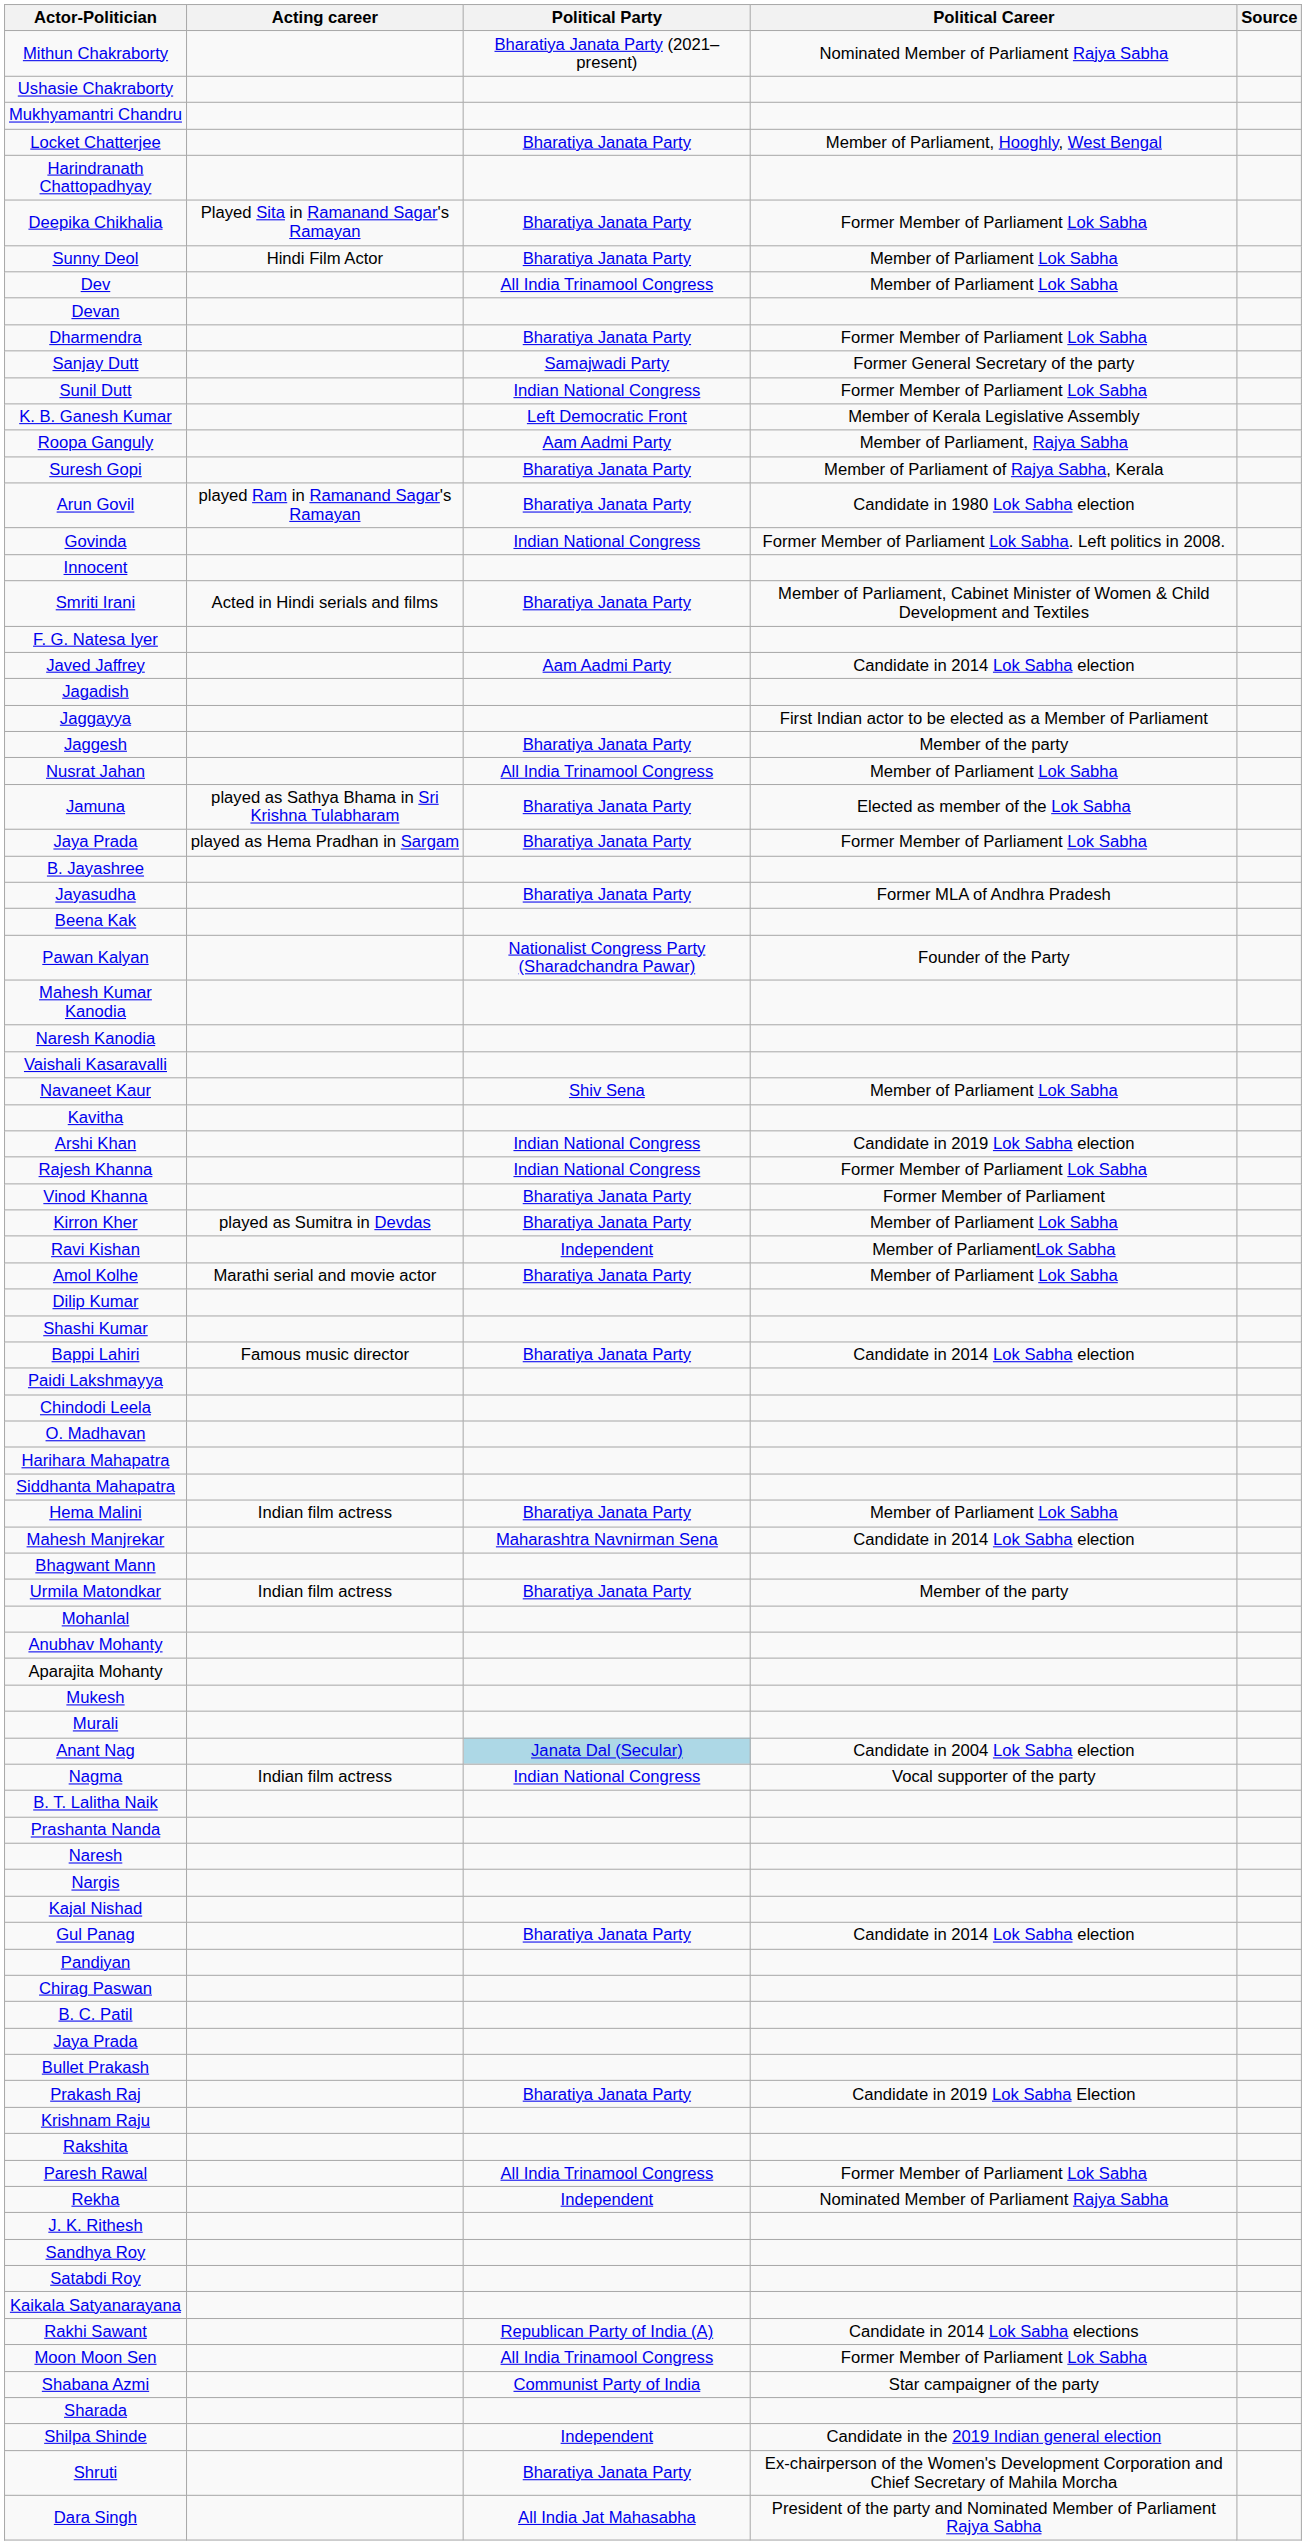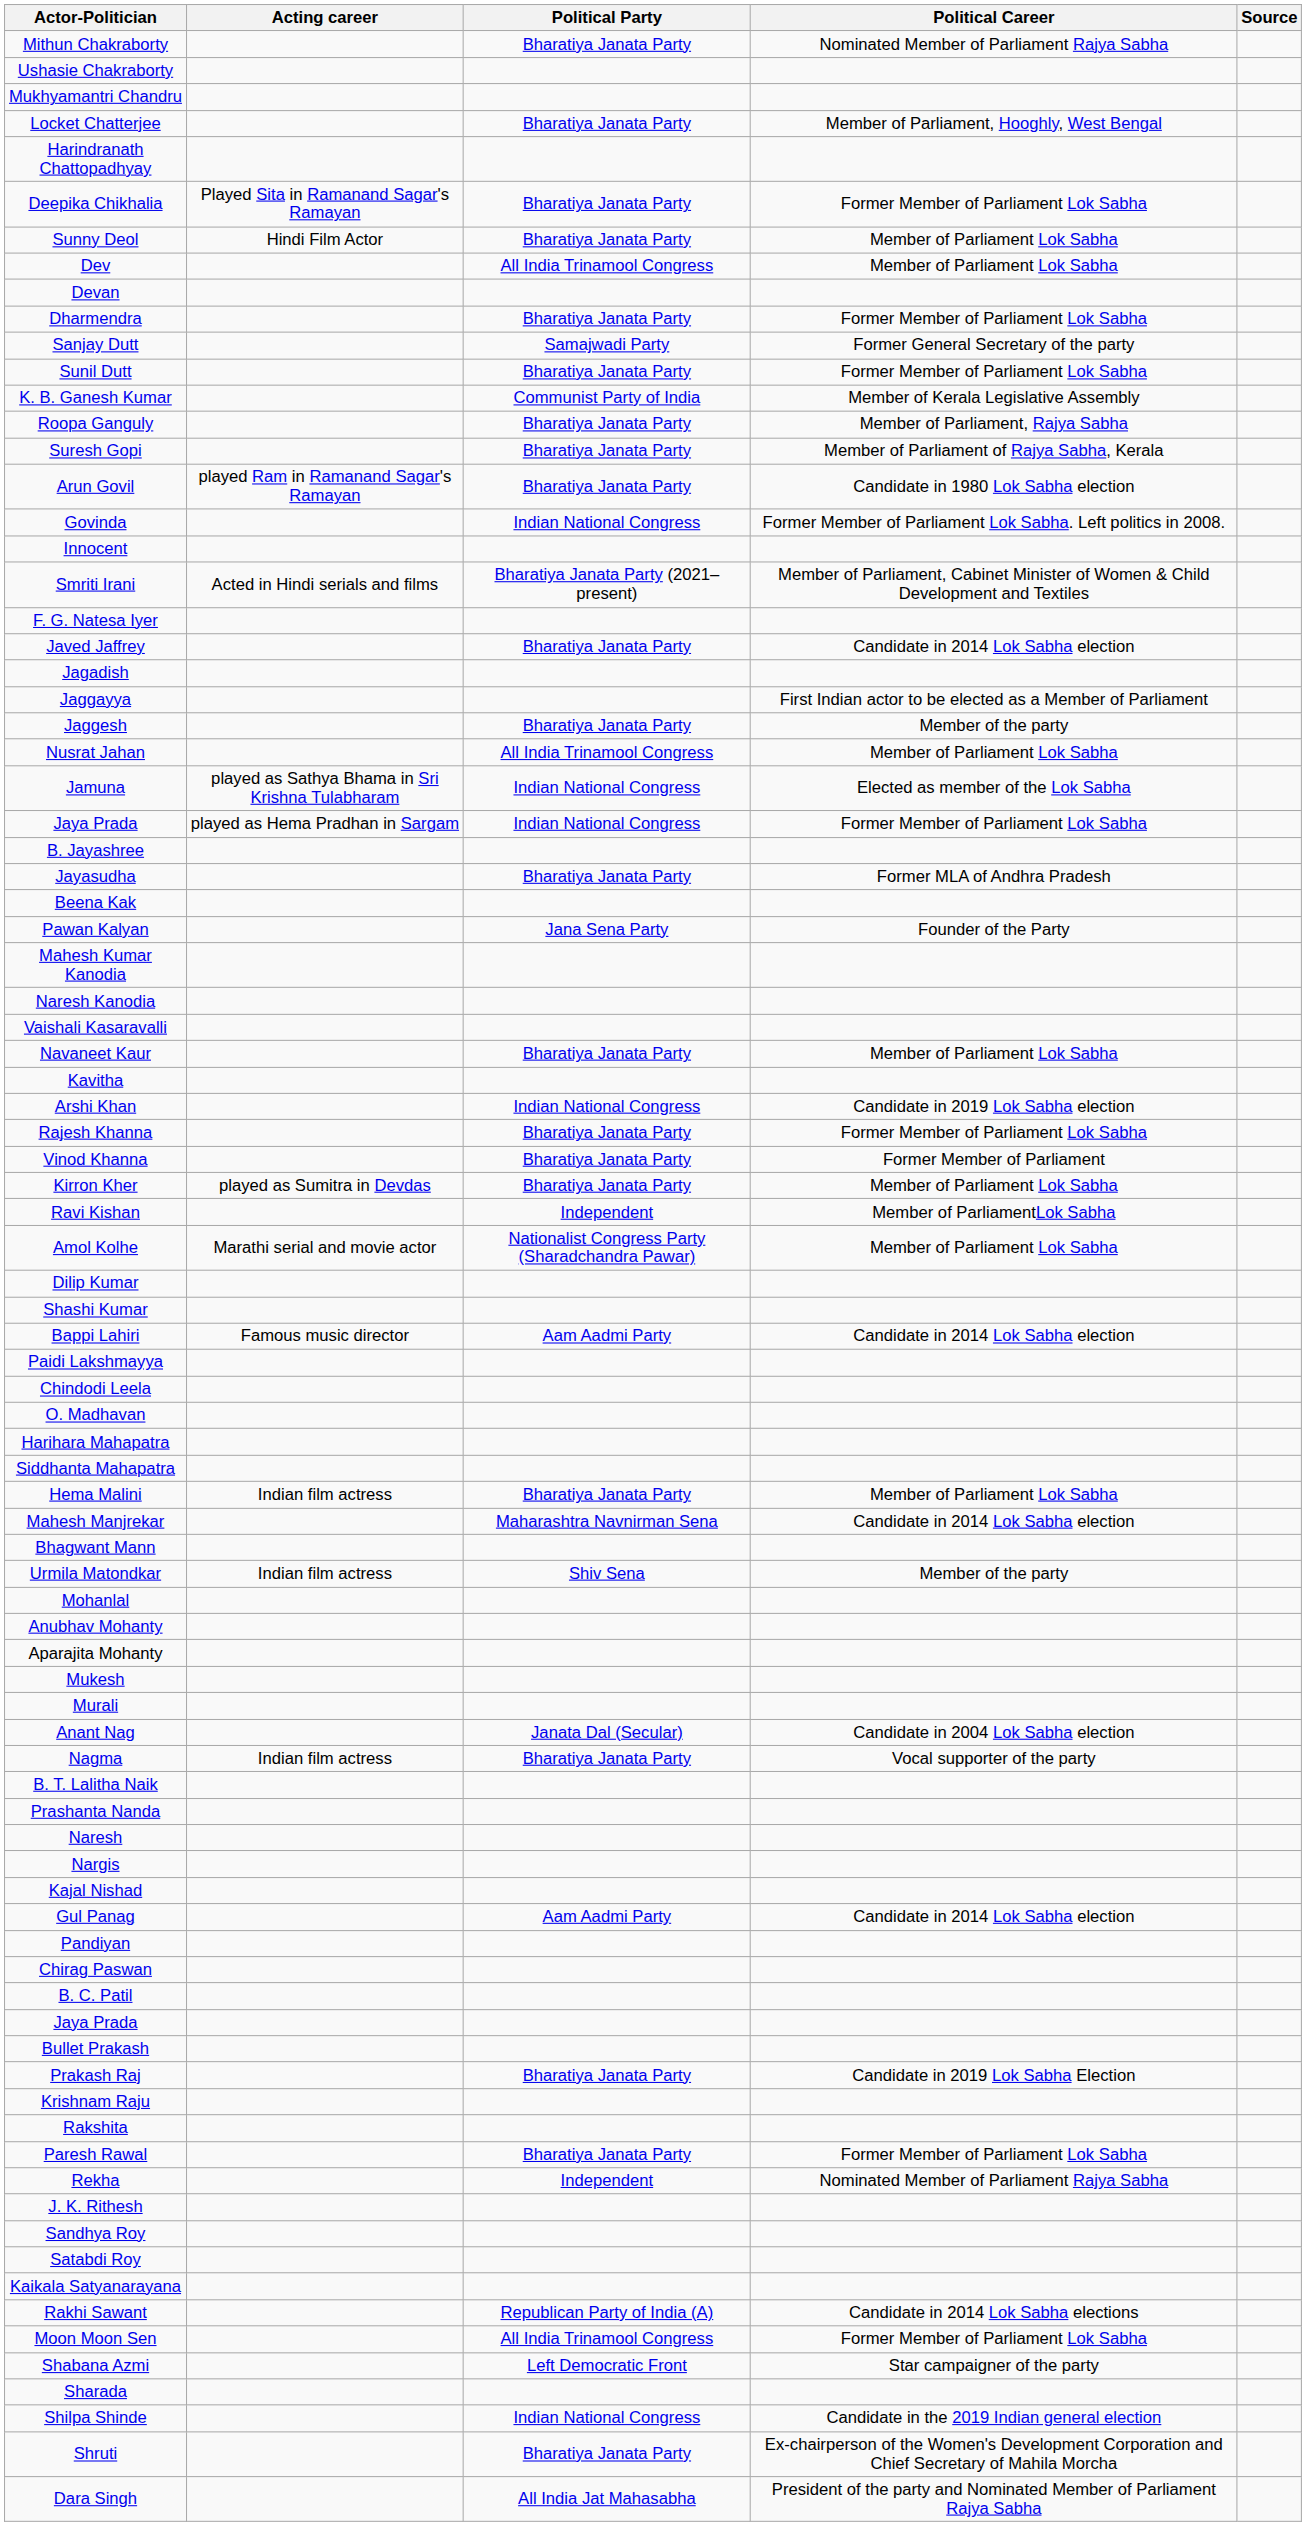(607, 53) Bharatiya Janata Party (2021–present) -> (607, 44) Bharatiya Janata Party
(607, 390) Indian National Congress -> (607, 371) Bharatiya Janata Party
(607, 416) Left Democratic Front -> (607, 398) Communist Party of India
(607, 443) Aam Aadmi Party -> (607, 424) Bharatiya Janata Party
(607, 603) Bharatiya Janata Party -> (607, 584) Bharatiya Janata Party (2021–present)
(607, 665) Aam Aadmi Party -> (607, 646) Bharatiya Janata Party
(607, 806) Bharatiya Janata Party -> (607, 788) Indian National Congress
(607, 842) Bharatiya Janata Party -> (607, 823) Indian National Congress
(607, 957) Nationalist Congress Party (Sharadchandra Pawar) -> (607, 929) Jana Sena Party
(607, 1091) Shiv Sena -> (607, 1053) Bharatiya Janata Party
(607, 1170) Indian National Congress -> (607, 1132) Bharatiya Janata Party
(607, 1275) Bharatiya Janata Party -> (607, 1247) Nationalist Congress Party (Sharadchandra Pawar)
(607, 1355) Bharatiya Janata Party -> (607, 1336) Aam Aadmi Party
(607, 1592) Bharatiya Janata Party -> (607, 1573) Shiv Sena
(607, 1750) lightblue background -> (607, 1732) no background
(607, 1777) Indian National Congress -> (607, 1758) Bharatiya Janata Party
(607, 1935) Bharatiya Janata Party -> (607, 1916) Aam Aadmi Party
(607, 2173) All India Trinamool Congress -> (607, 2154) Bharatiya Janata Party
(607, 2384) Communist Party of India -> (607, 2365) Left Democratic Front
(607, 2436) Independent -> (607, 2418) Indian National Congress
